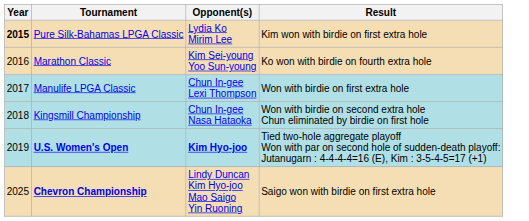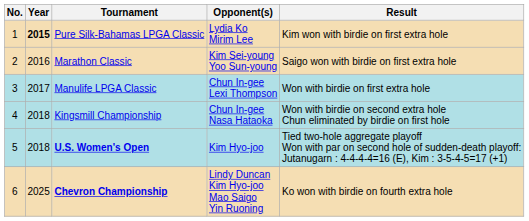+ column: (15, 12)
(346, 61) Ko won with birdie on fourth extra hole -> (369, 61) Saigo won with birdie on first extra hole
(18, 148) 2019 -> (39, 148) 2018
(218, 148) bold -> (236, 148) normal
(348, 192) Saigo won with birdie on first extra hole -> (367, 192) Ko won with birdie on fourth extra hole
